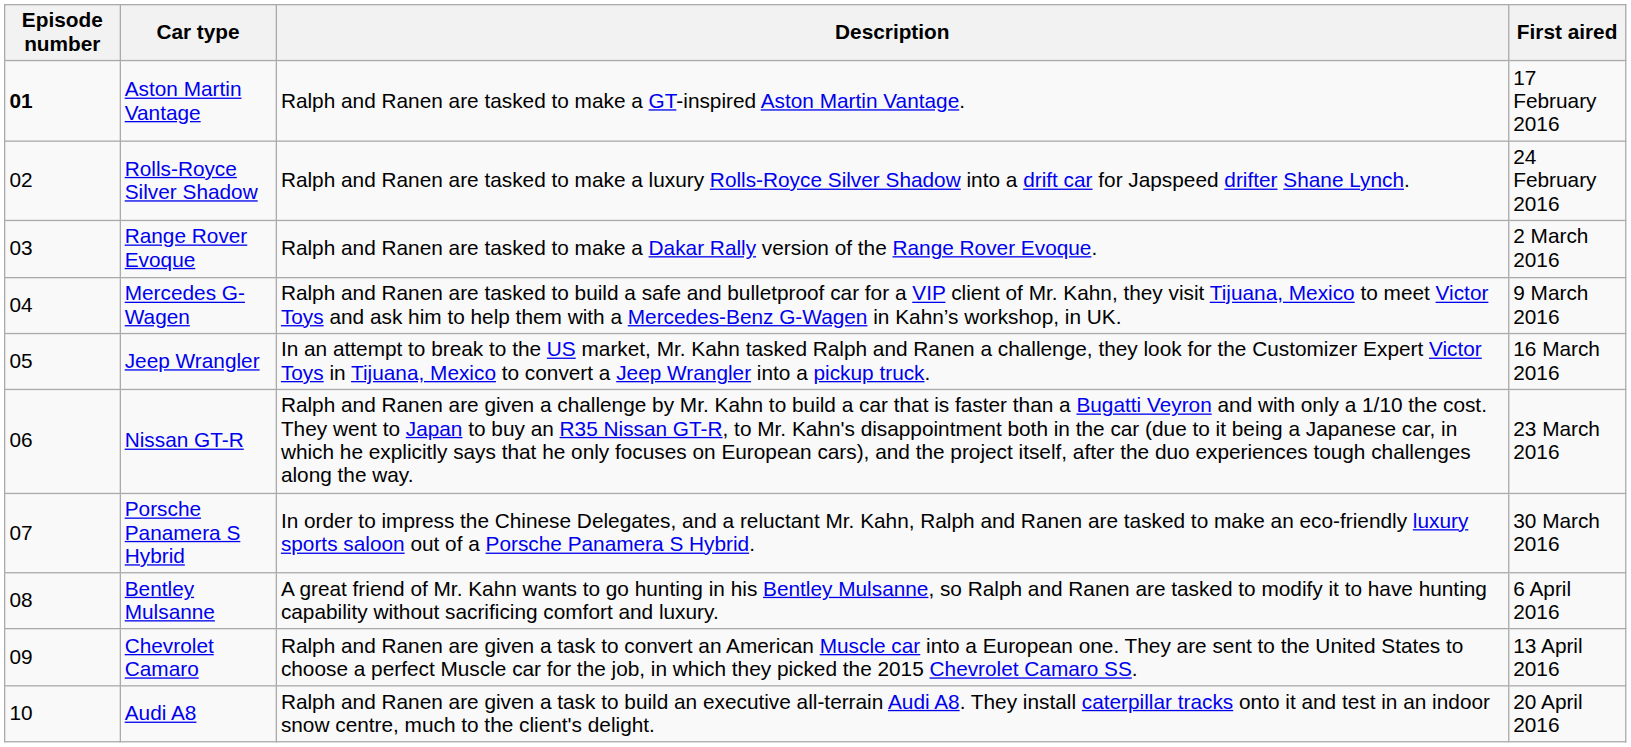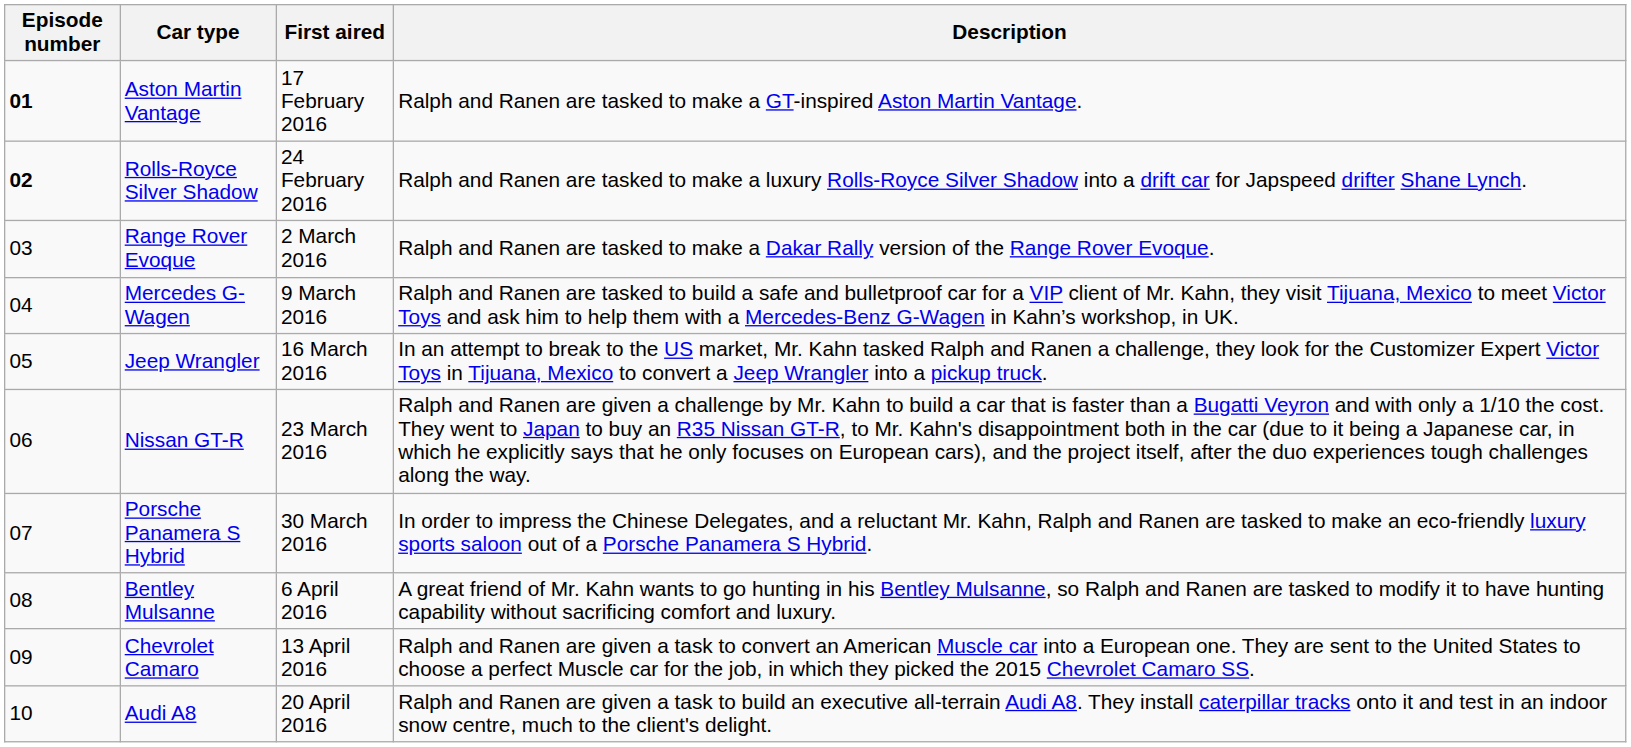columns swapped: (1567, 32) <-> (892, 32)
(21, 180) normal -> (21, 180) bold
